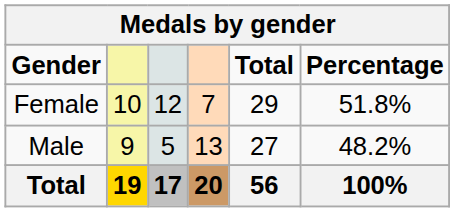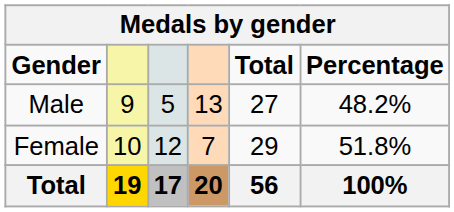rows swapped: (56, 146) <-> (56, 105)
